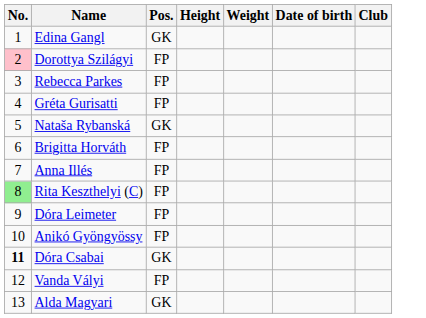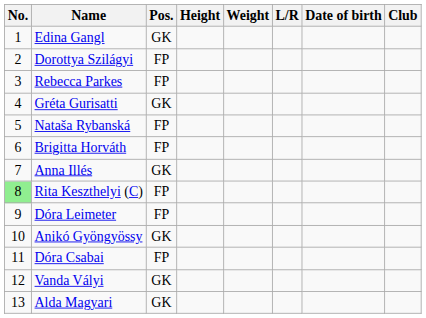+ column: (287, 15)
(18, 59) pink background -> (18, 59) no background
(161, 103) FP -> (161, 103) GK
(161, 125) GK -> (161, 125) FP
(161, 170) FP -> (161, 170) GK
(161, 236) FP -> (161, 236) GK
(18, 258) bold -> (18, 258) normal
(161, 258) GK -> (161, 258) FP
(161, 280) FP -> (161, 280) GK
